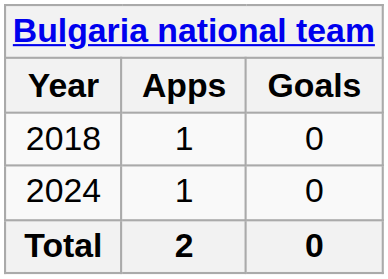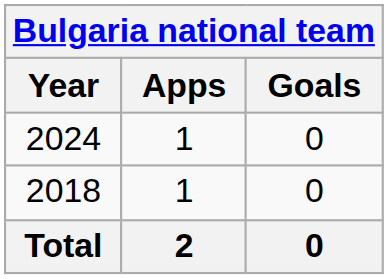rows swapped: (63, 138) <-> (63, 191)
